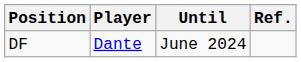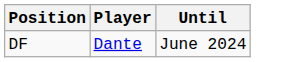- column: (273, 18)
